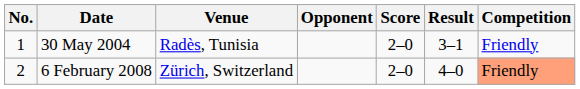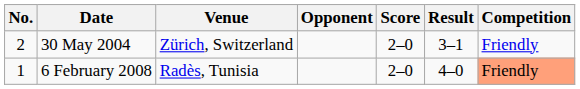(21, 44) 1 -> (21, 44) 2
(209, 44) Radès, Tunisia -> (226, 44) Zürich, Switzerland
(21, 71) 2 -> (21, 71) 1
(226, 71) Zürich, Switzerland -> (209, 71) Radès, Tunisia
